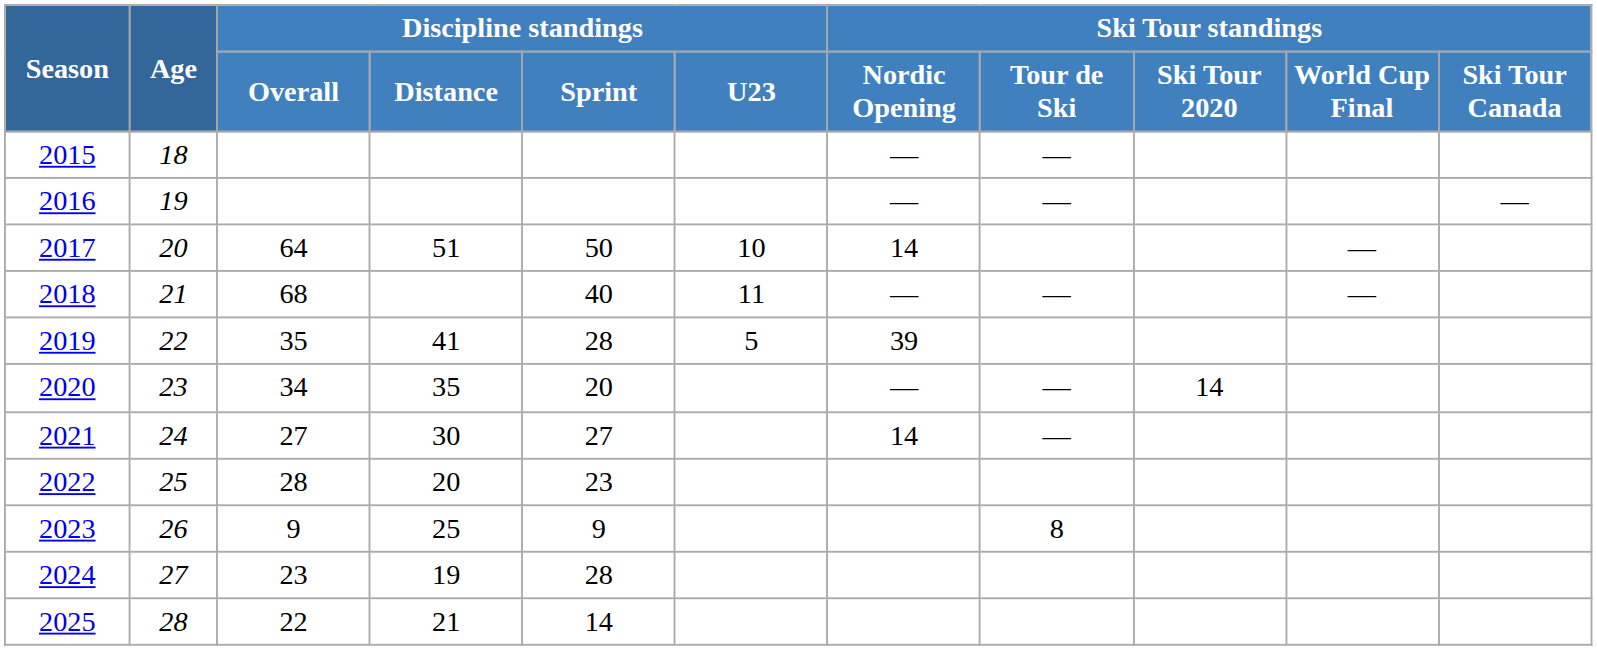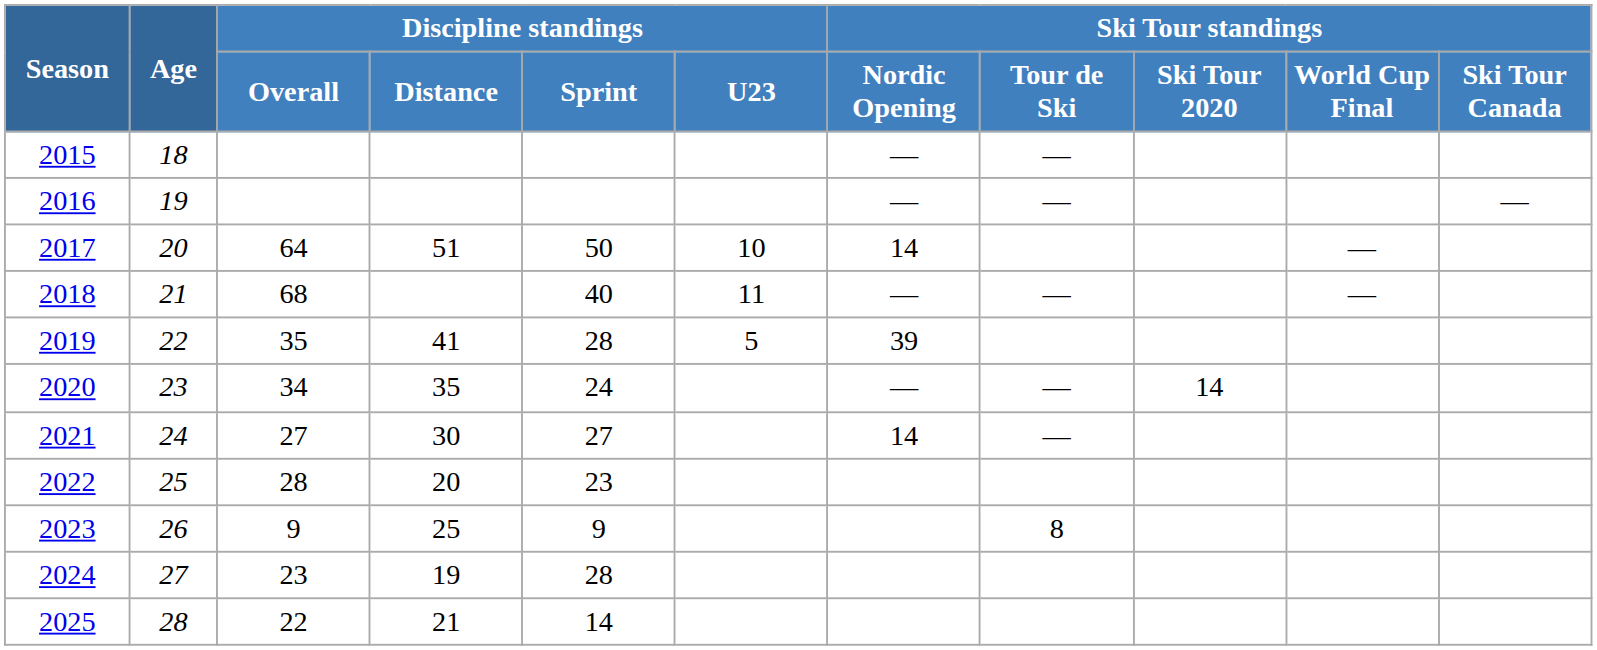(599, 387) 20 -> (599, 387) 24
